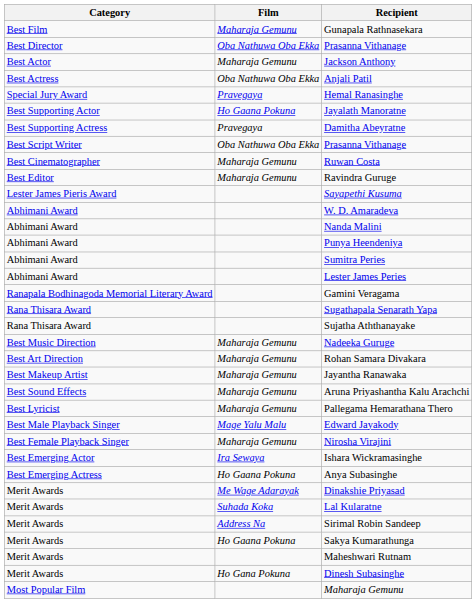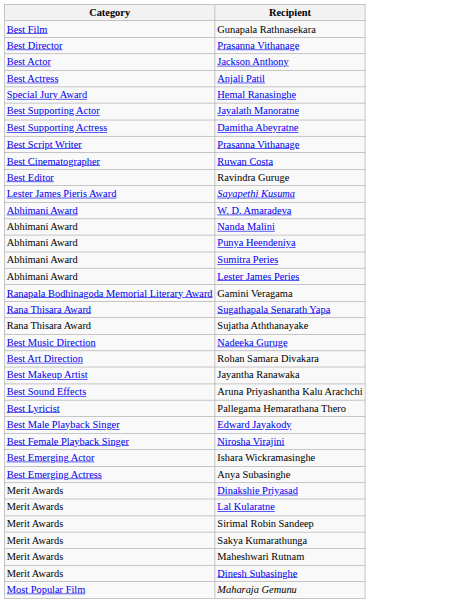- column: (268, 12)
